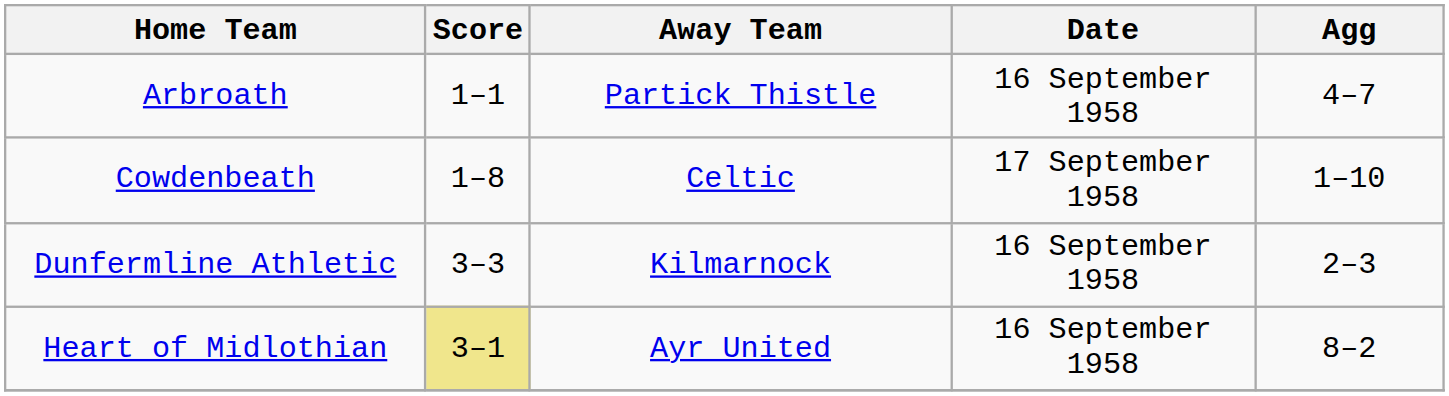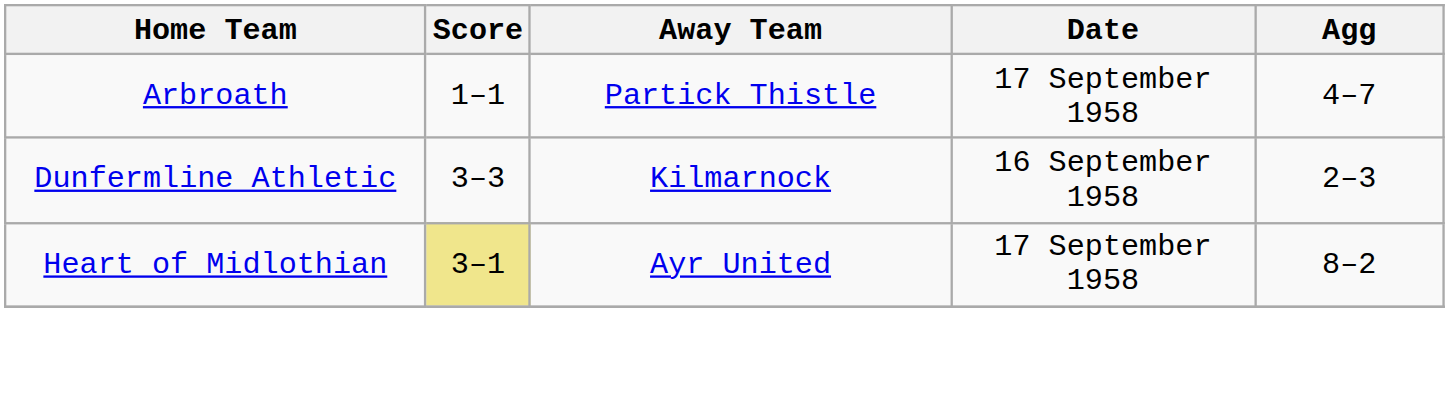(1103, 96) 16 September 1958 -> (1103, 96) 17 September 1958
- row: (215, 180)
(1103, 348) 16 September 1958 -> (1103, 264) 17 September 1958
